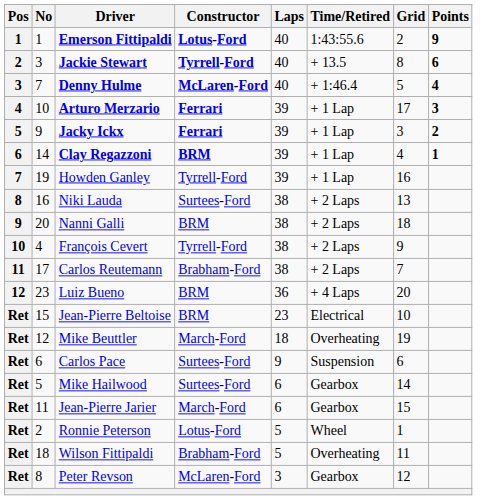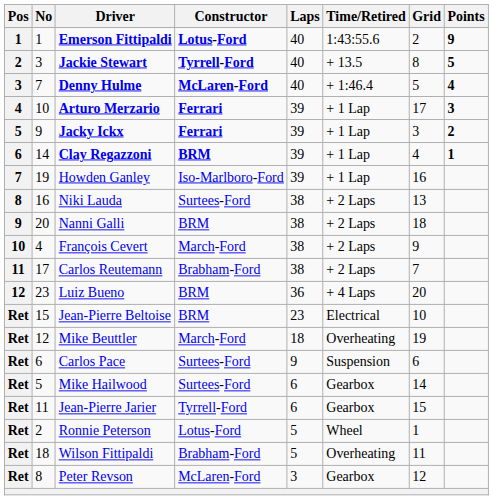(435, 62) 6 -> (451, 62) 5
(213, 177) Tyrrell-Ford -> (231, 177) Iso-Marlboro-Ford
(213, 246) Tyrrell-Ford -> (212, 246) March-Ford
(212, 408) March-Ford -> (213, 408) Tyrrell-Ford
